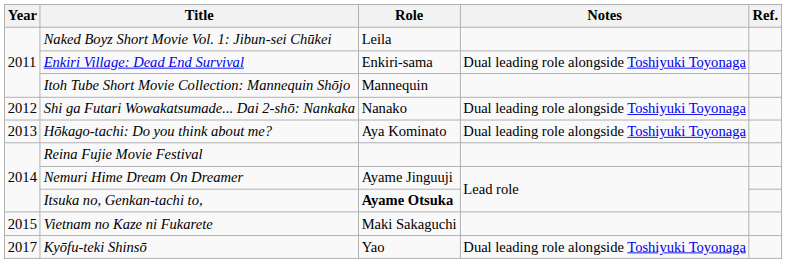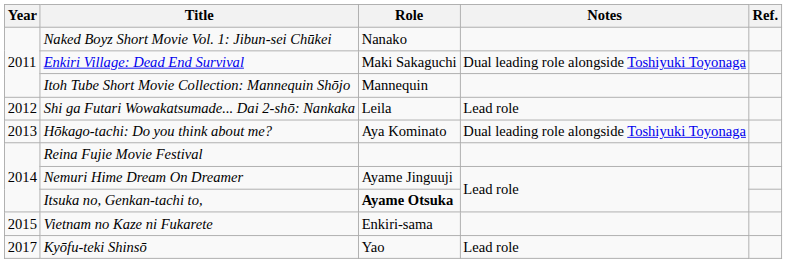(377, 39) Leila -> (384, 39) Nanako
(397, 62) Enkiri-sama -> (409, 62) Maki Sakaguchi
(384, 108) Nanako -> (377, 108) Leila
(605, 108) Dual leading role alongside Toshiyuki Toyonaga -> (491, 108) Lead role
(409, 223) Maki Sakaguchi -> (397, 223) Enkiri-sama
(605, 246) Dual leading role alongside Toshiyuki Toyonaga -> (491, 246) Lead role
